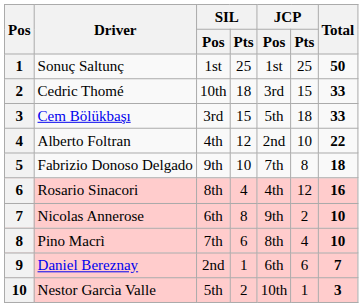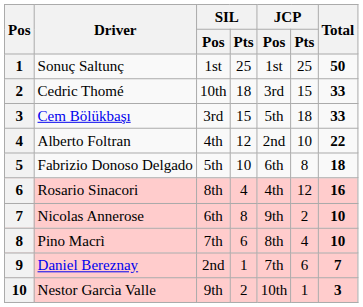(213, 165) 9th -> (213, 165) 5th
(274, 165) 7th -> (274, 165) 6th
(274, 265) 6th -> (274, 265) 7th
(213, 290) 5th -> (213, 290) 9th
